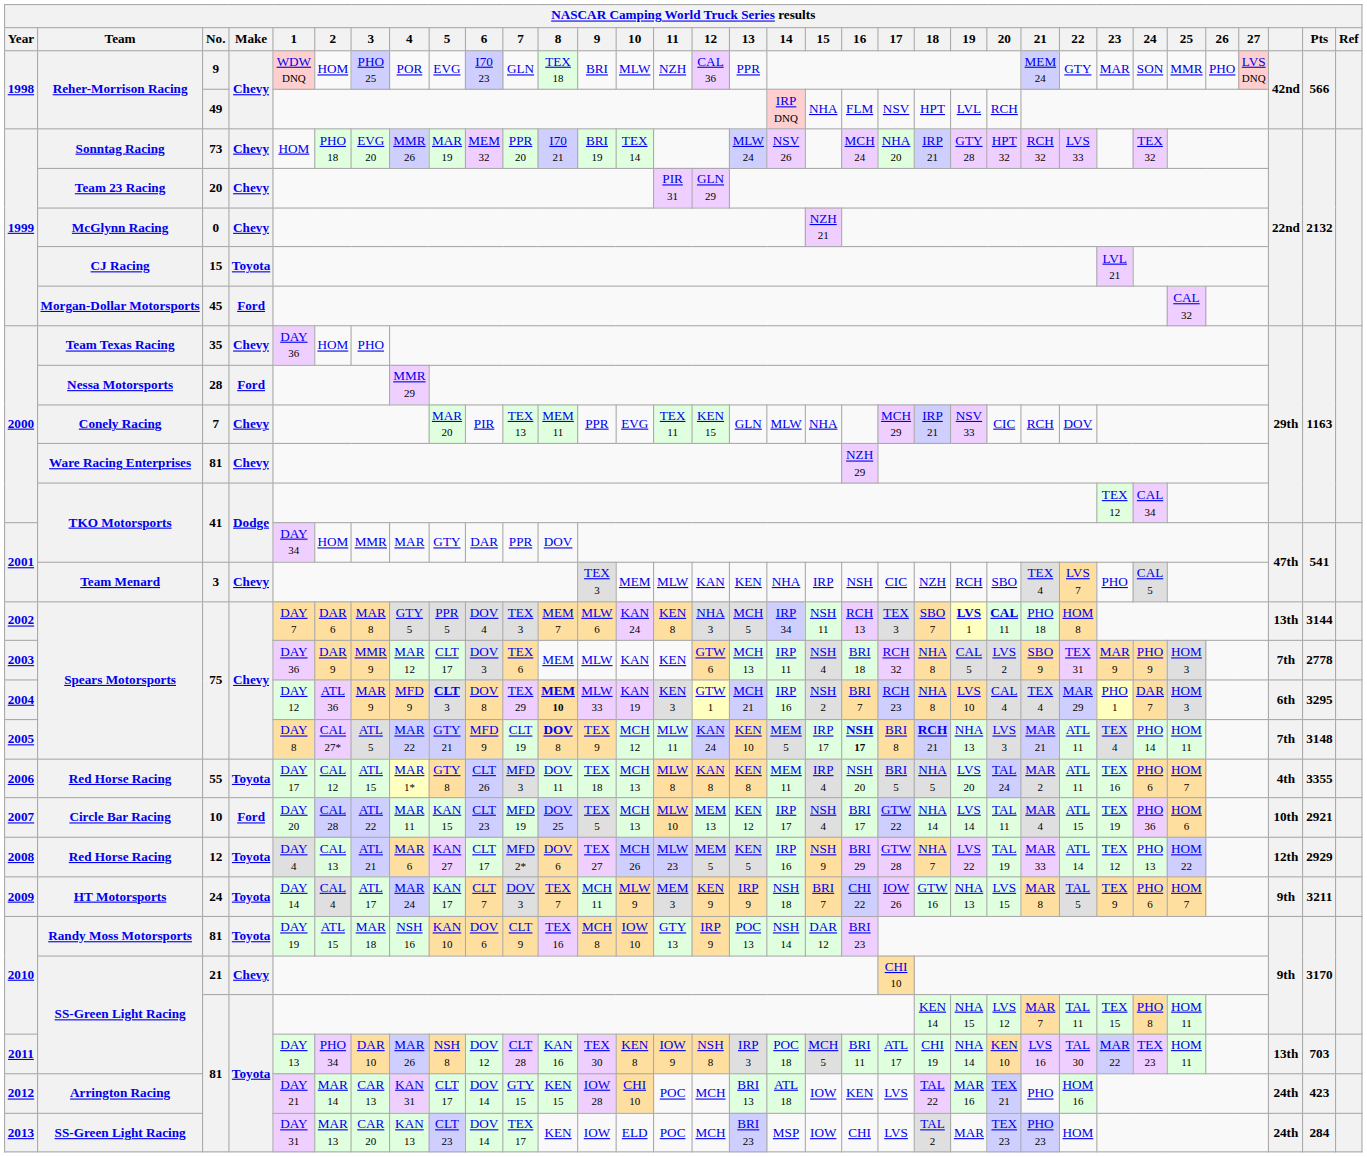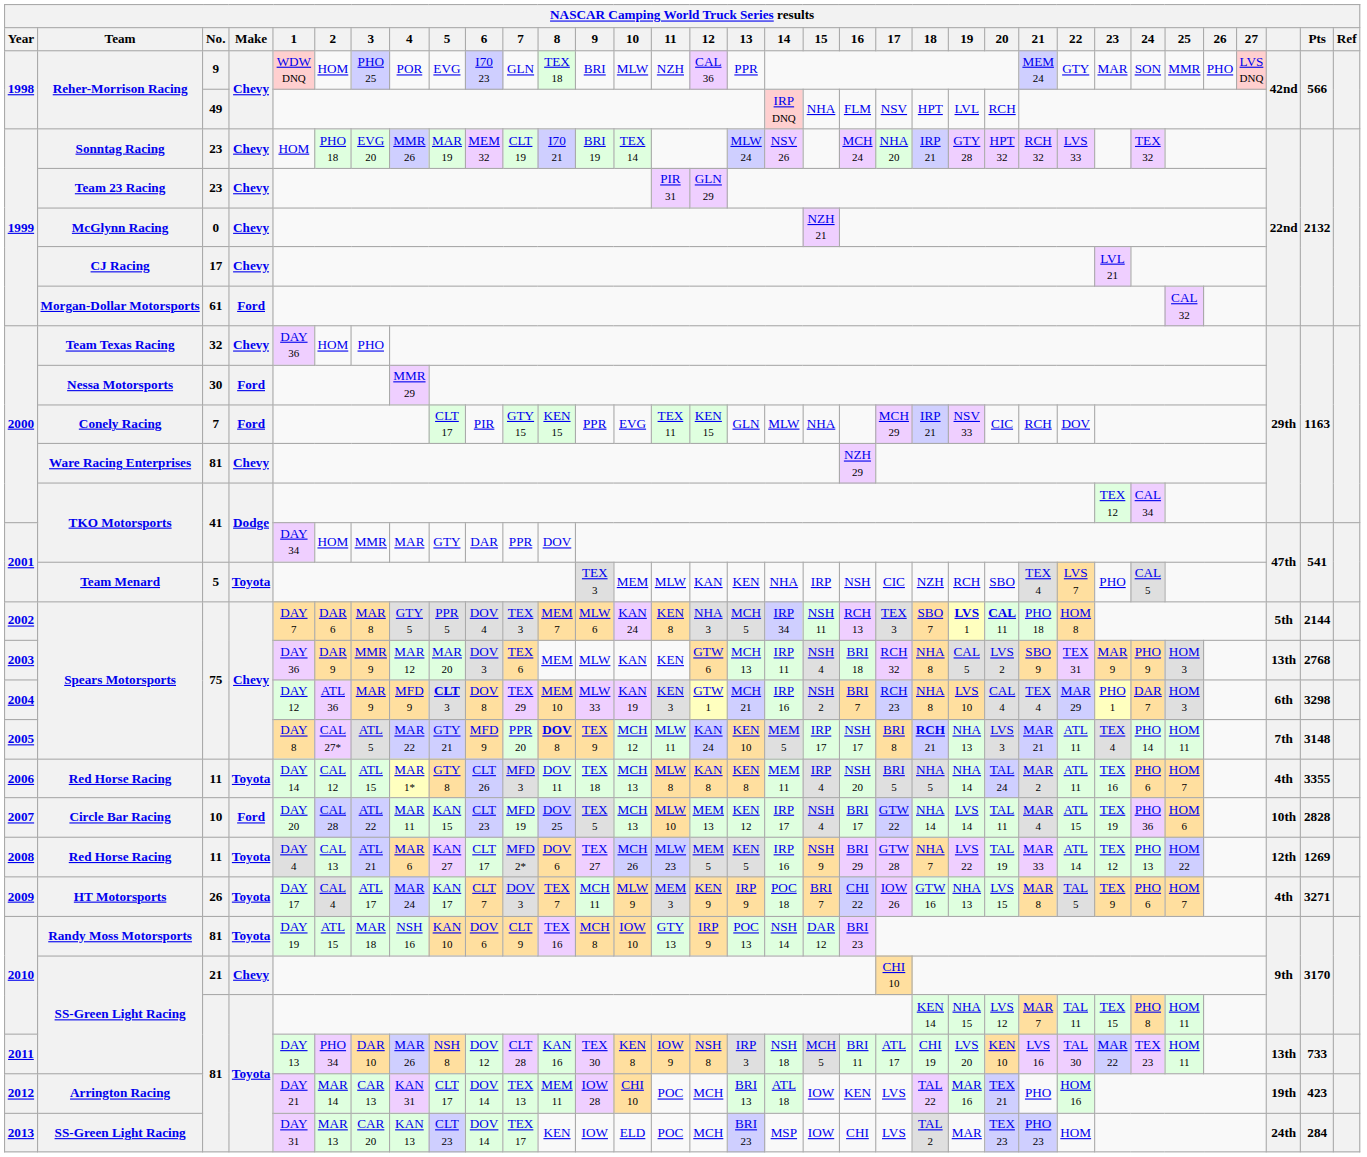(216, 148) 73 -> (216, 148) 23
(521, 148) PPR 20 -> (521, 148) CLT 19
(216, 187) 20 -> (216, 187) 23
(216, 266) 15 -> (216, 266) 17
(251, 266) Toyota -> (251, 266) Chevy
(216, 306) 45 -> (216, 306) 61
(216, 345) 35 -> (216, 345) 32
(216, 384) 28 -> (216, 384) 30
(251, 424) Chevy -> (251, 424) Ford
(447, 423) MAR 20 -> (447, 423) CLT 17
(521, 423) TEX 13 -> (521, 423) GTY 15
(558, 423) MEM 11 -> (557, 423) KEN 15
(216, 581) 3 -> (216, 581) 5
(251, 581) Chevy -> (251, 581) Toyota
(1286, 620) 13th -> (1284, 620) 5th
(1319, 620) 3144 -> (1317, 620) 2144
(447, 659) CLT 17 -> (447, 659) MAR 20
(1286, 660) 7th -> (1284, 660) 13th
(1319, 660) 2778 -> (1317, 660) 2768
(558, 699) bold -> (557, 699) normal
(1319, 699) 3295 -> (1317, 699) 3298
(521, 738) CLT 19 -> (521, 738) PPR 20
(860, 739) bold -> (857, 738) normal
(216, 778) 55 -> (216, 778) 11
(294, 777) DAY 17 -> (294, 777) DAY 14
(969, 777) LVS 20 -> (967, 777) NHA 14
(1319, 817) 2921 -> (1317, 817) 2828
(216, 857) 12 -> (216, 857) 11
(1319, 857) 2929 -> (1317, 857) 1269
(216, 896) 24 -> (216, 896) 26
(294, 895) DAY 14 -> (294, 895) DAY 17
(786, 895) NSH 18 -> (784, 895) POC 18
(1286, 896) 9th -> (1284, 896) 4th
(1319, 896) 3211 -> (1317, 896) 3271
(786, 1053) POC 18 -> (784, 1053) NSH 18
(969, 1053) NHA 14 -> (967, 1053) LVS 20
(1319, 1053) 703 -> (1317, 1053) 733
(521, 1092) GTY 15 -> (521, 1092) TEX 13
(558, 1092) KEN 15 -> (557, 1092) MEM 11
(1286, 1093) 24th -> (1284, 1093) 19th
